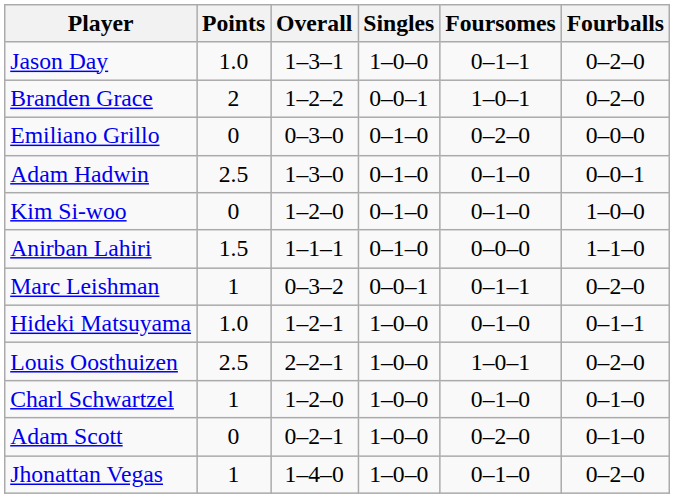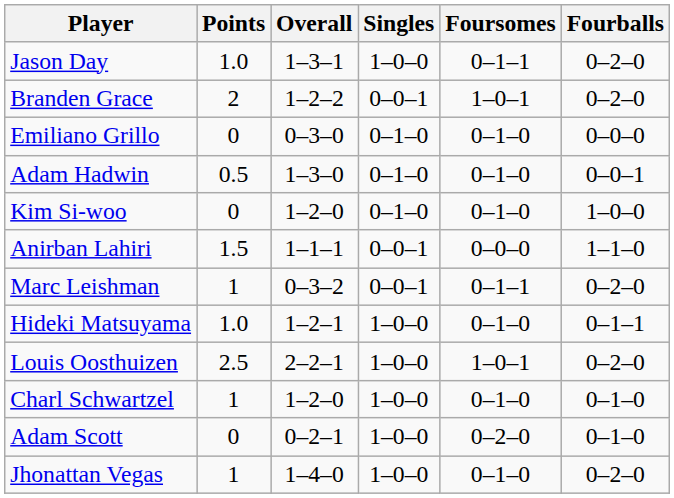(500, 135) 0–2–0 -> (500, 135) 0–1–0
(234, 173) 2.5 -> (234, 173) 0.5
(399, 248) 0–1–0 -> (399, 248) 0–0–1
